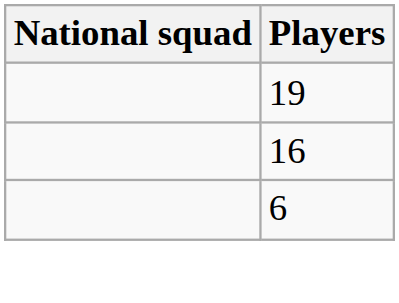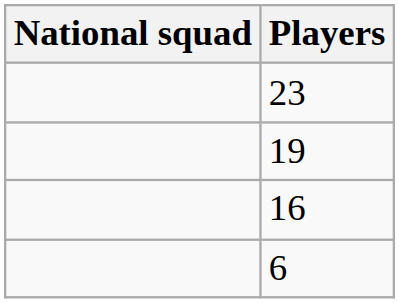+ row: (287, 92)
